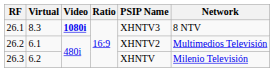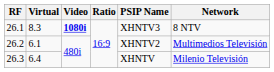(35, 59) 6.2 -> (35, 59) 6.4
